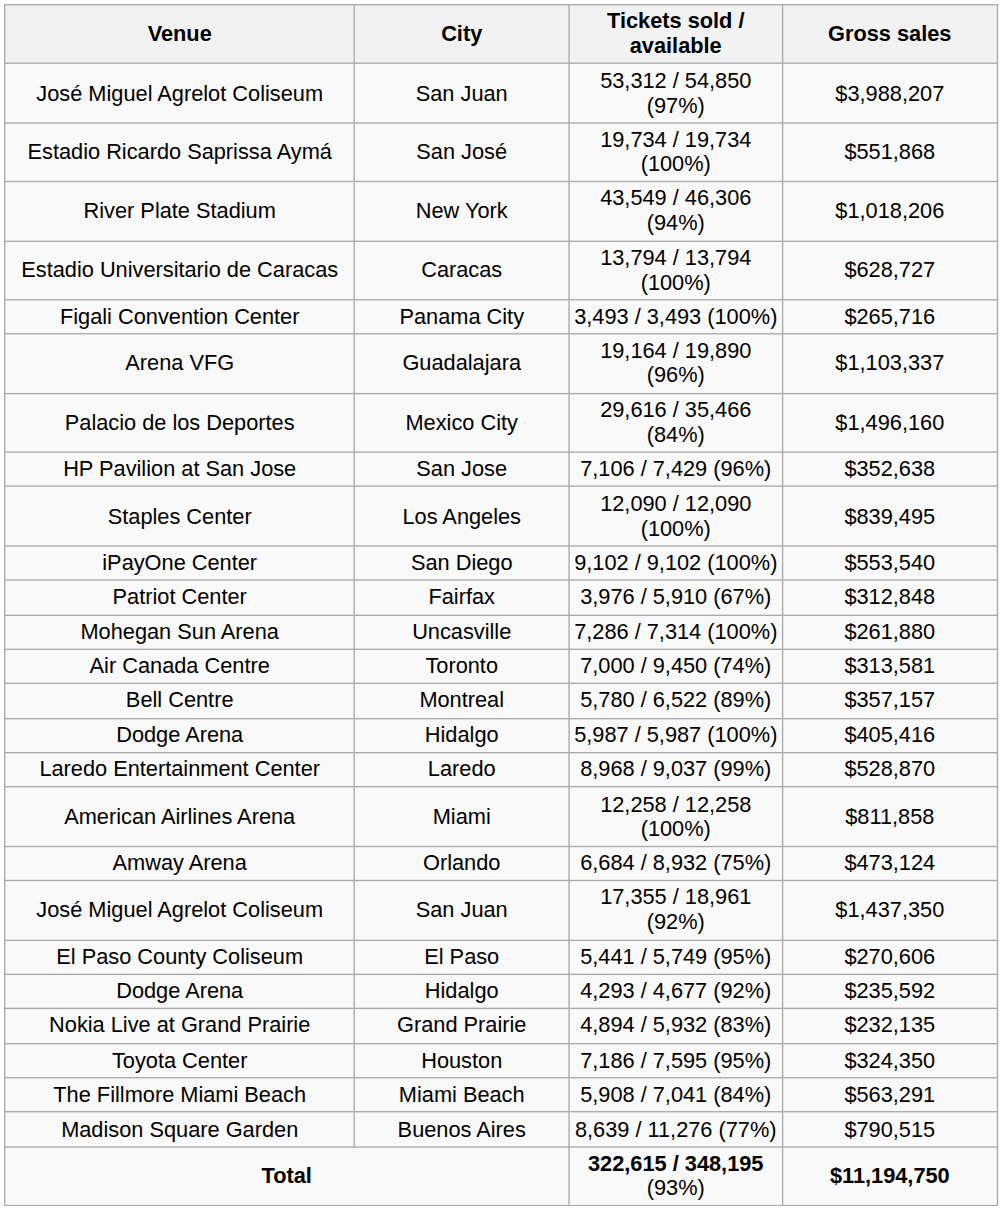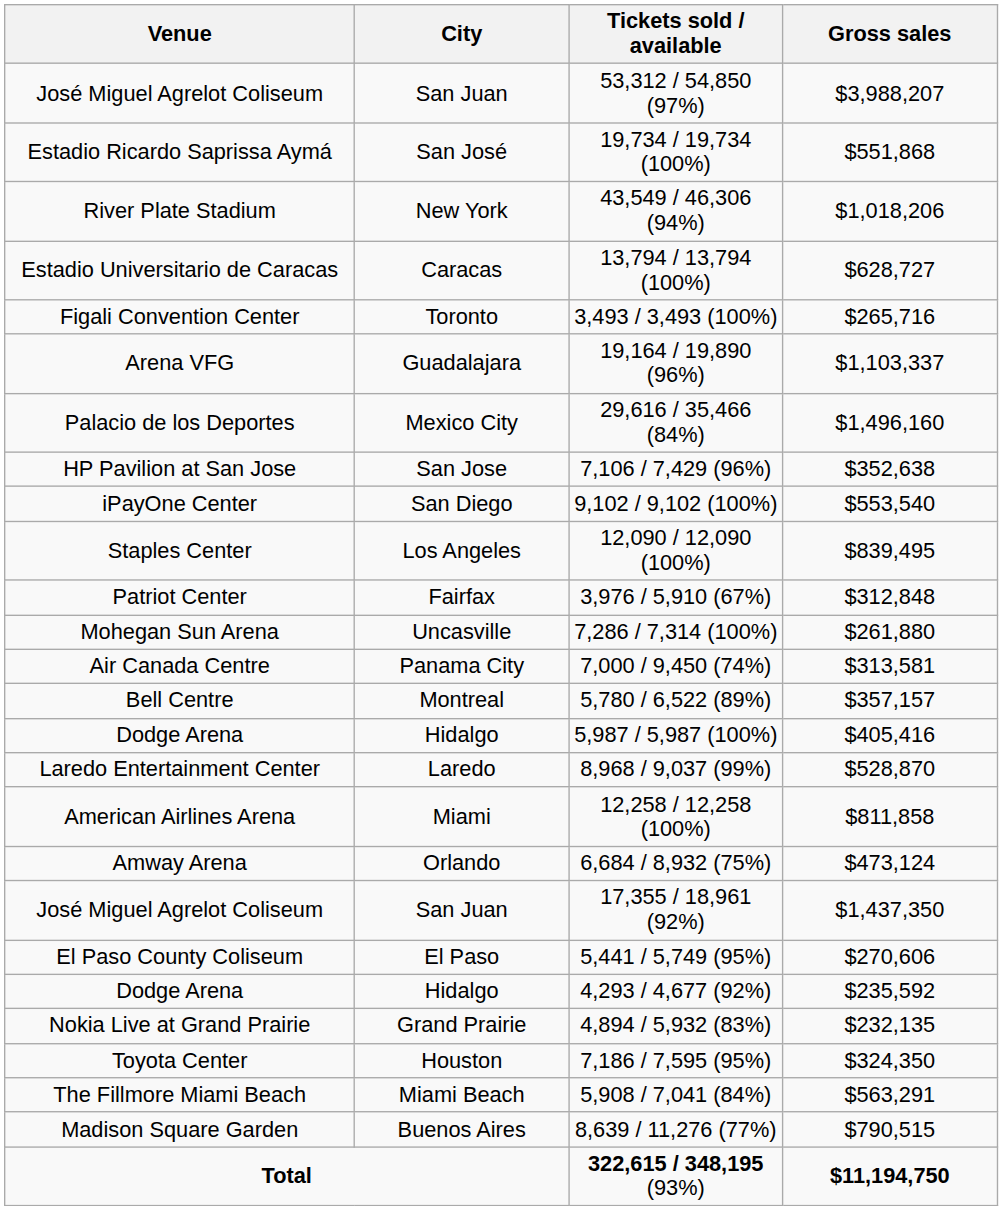(462, 316) Panama City -> (462, 316) Toronto
rows swapped: (180, 515) <-> (180, 562)
(462, 666) Toronto -> (462, 666) Panama City
